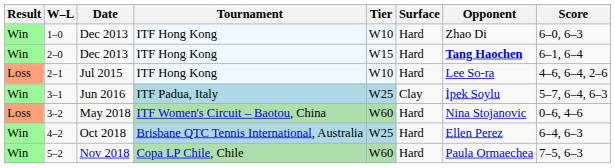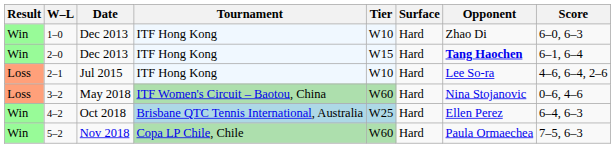- row: (55, 94)
